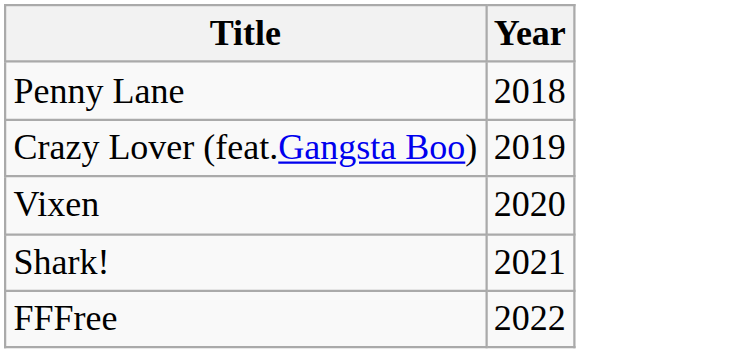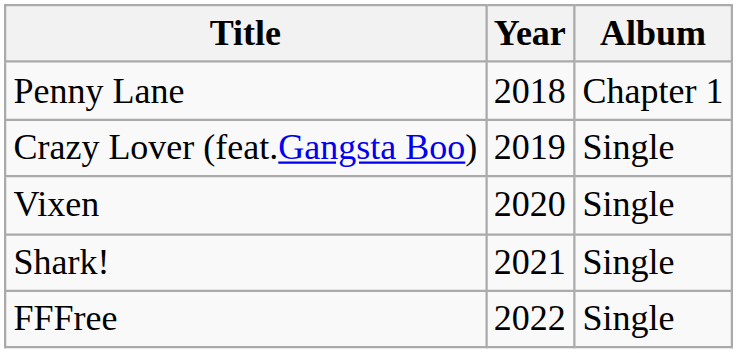+ column: (653, 33)
